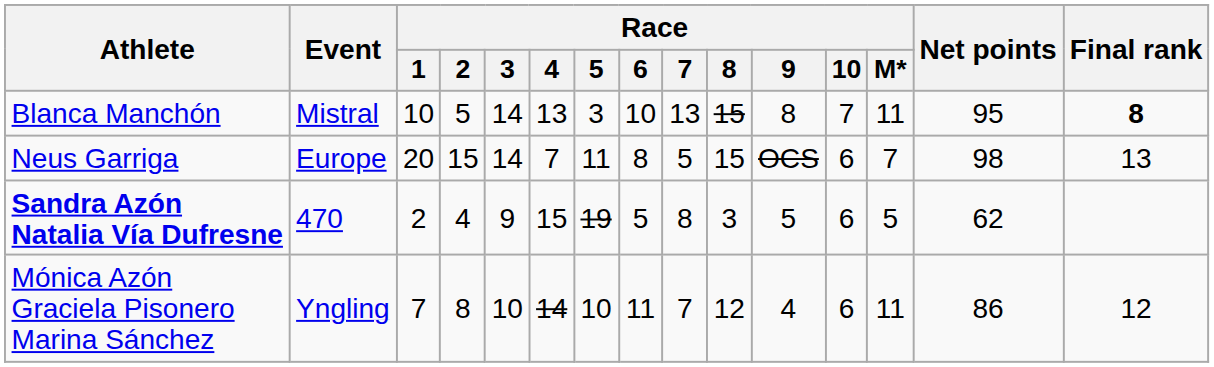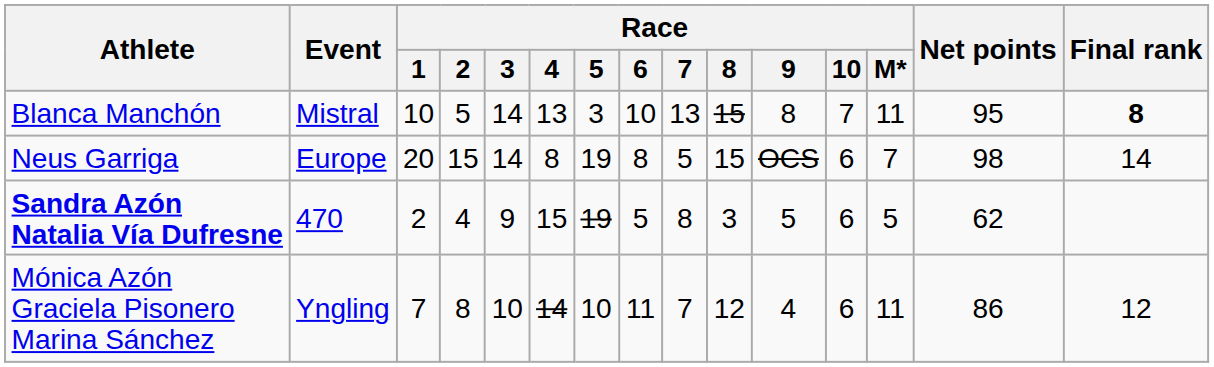(552, 158) 7 -> (552, 158) 8
(596, 158) 11 -> (596, 158) 19
(1136, 158) 13 -> (1136, 158) 14
